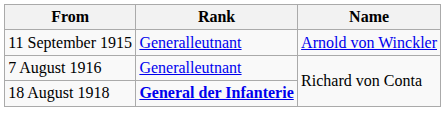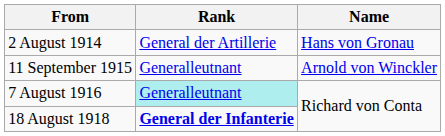+ row: (55, 42)
(190, 67) no background -> (190, 93) paleturquoise background
